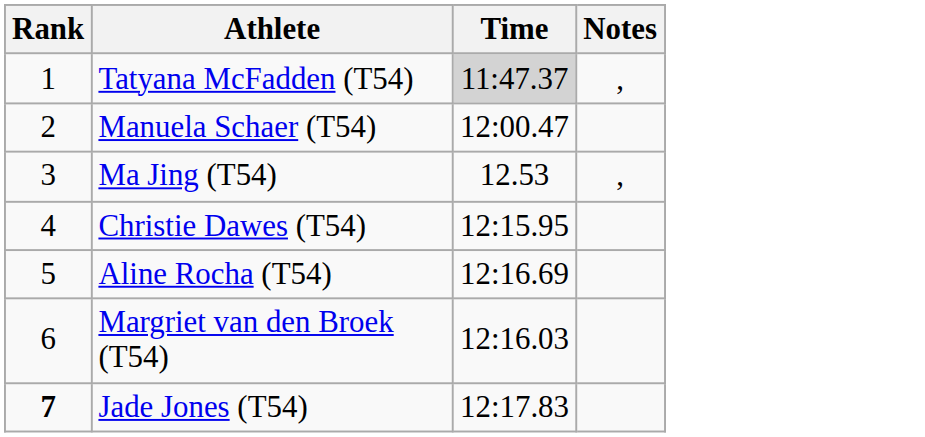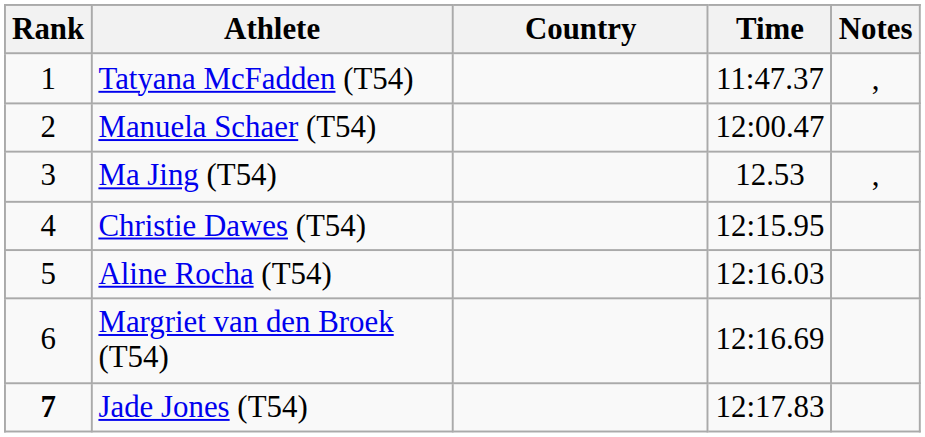+ column: (581, 28)
(515, 77) lightgrey background -> (770, 77) no background
(515, 273) 12:16.69 -> (770, 273) 12:16.03
(515, 340) 12:16.03 -> (770, 340) 12:16.69
